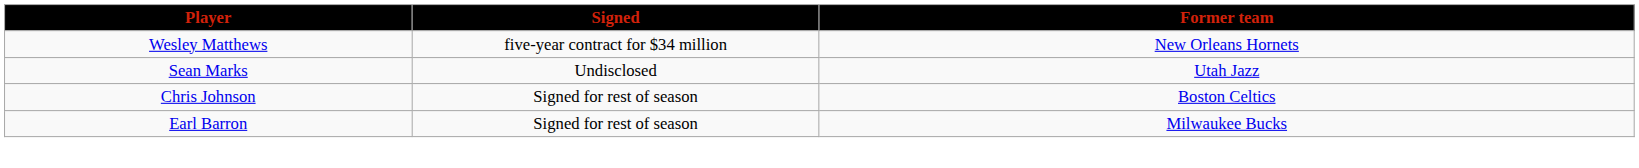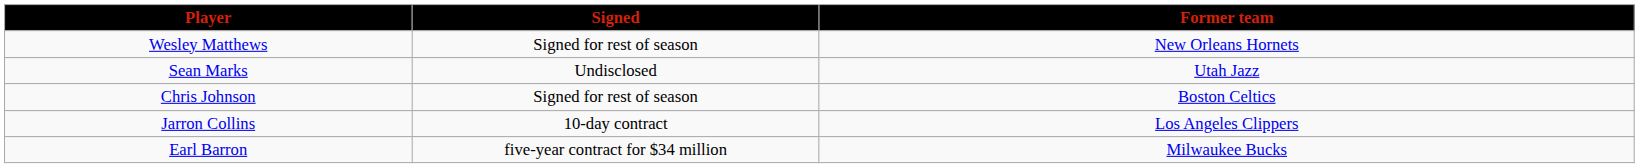(616, 44) five-year contract for $34 million -> (616, 44) Signed for rest of season
+ row: (208, 123)
(616, 123) Signed for rest of season -> (616, 149) five-year contract for $34 million
